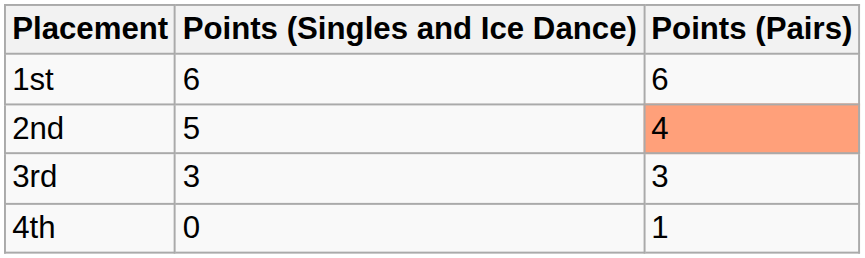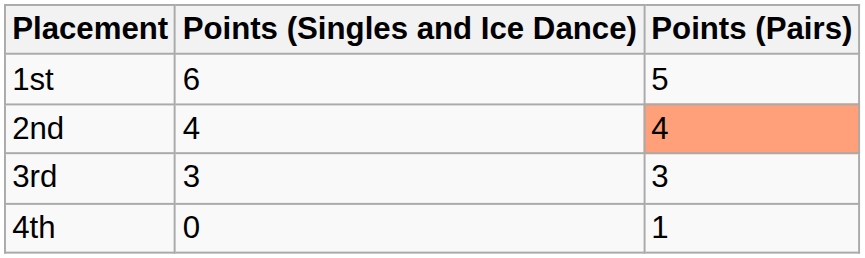(660, 78) 6 -> (660, 78) 5
(191, 128) 5 -> (191, 128) 4
